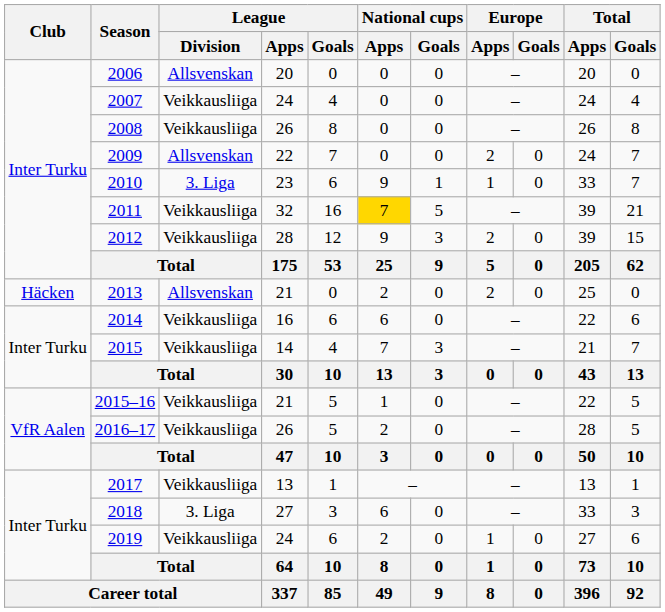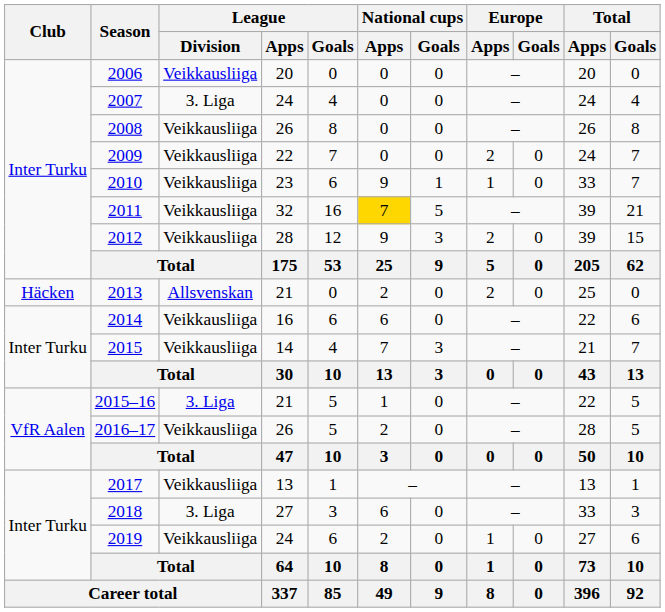(210, 73) Allsvenskan -> (210, 73) Veikkausliiga
(210, 100) Veikkausliiga -> (210, 100) 3. Liga
(210, 155) Allsvenskan -> (210, 155) Veikkausliiga
(210, 182) 3. Liga -> (210, 182) Veikkausliiga
(210, 401) Veikkausliiga -> (210, 401) 3. Liga
